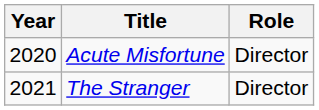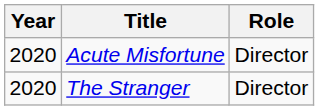(33, 88) 2021 -> (33, 88) 2020
